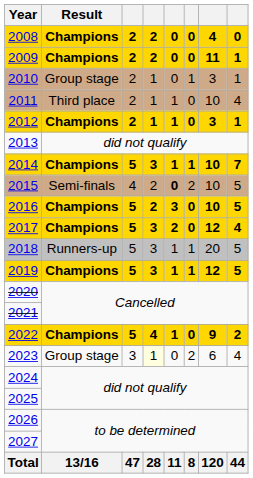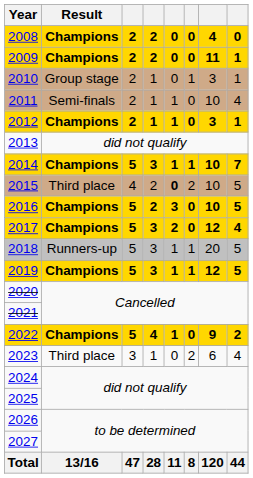(82, 100) Third place -> (82, 100) Semi-finals
(82, 185) Semi-finals -> (82, 185) Third place
(82, 356) Group stage -> (82, 356) Third place
(154, 356) lightyellow background -> (154, 356) no background
